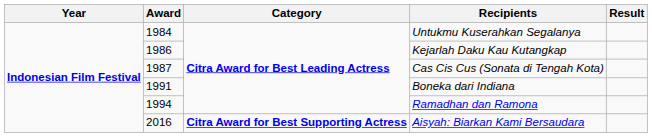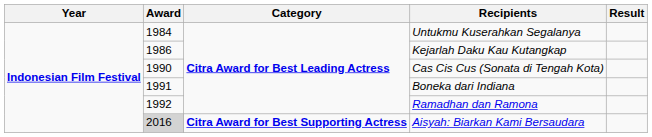(159, 68) 1987 -> (159, 68) 1990
(159, 104) 1994 -> (159, 104) 1992
(159, 123) no background -> (159, 123) lightgrey background
